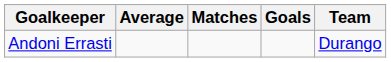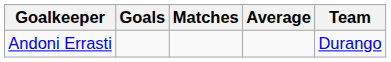columns swapped: (288, 17) <-> (152, 17)
